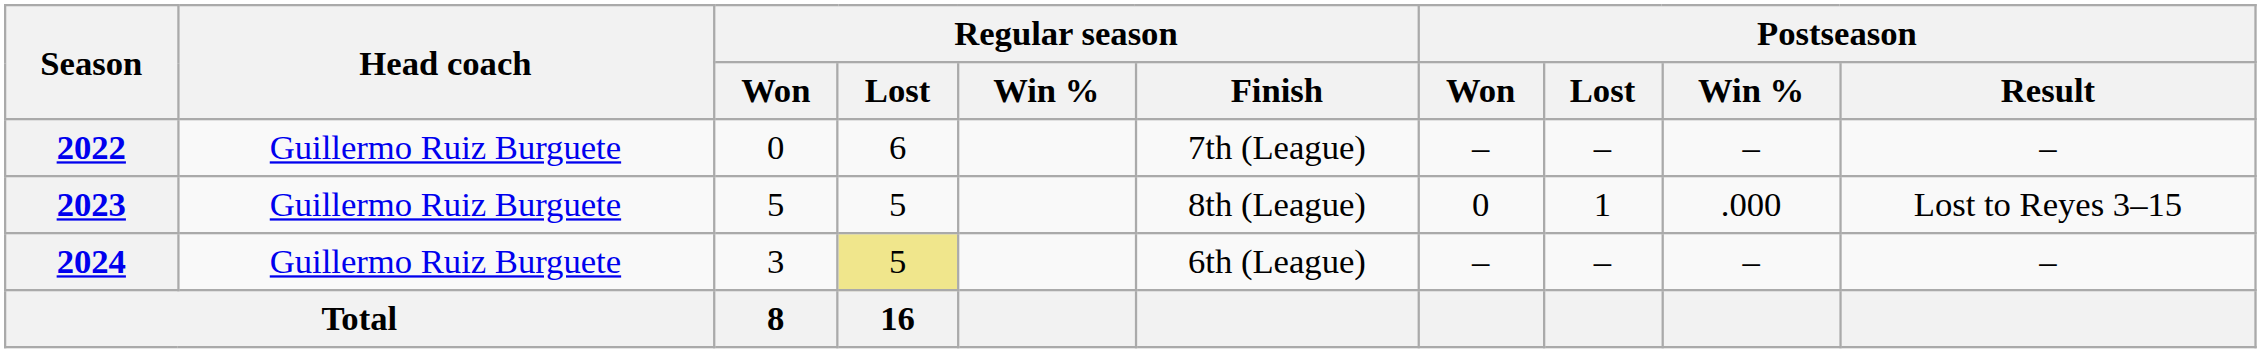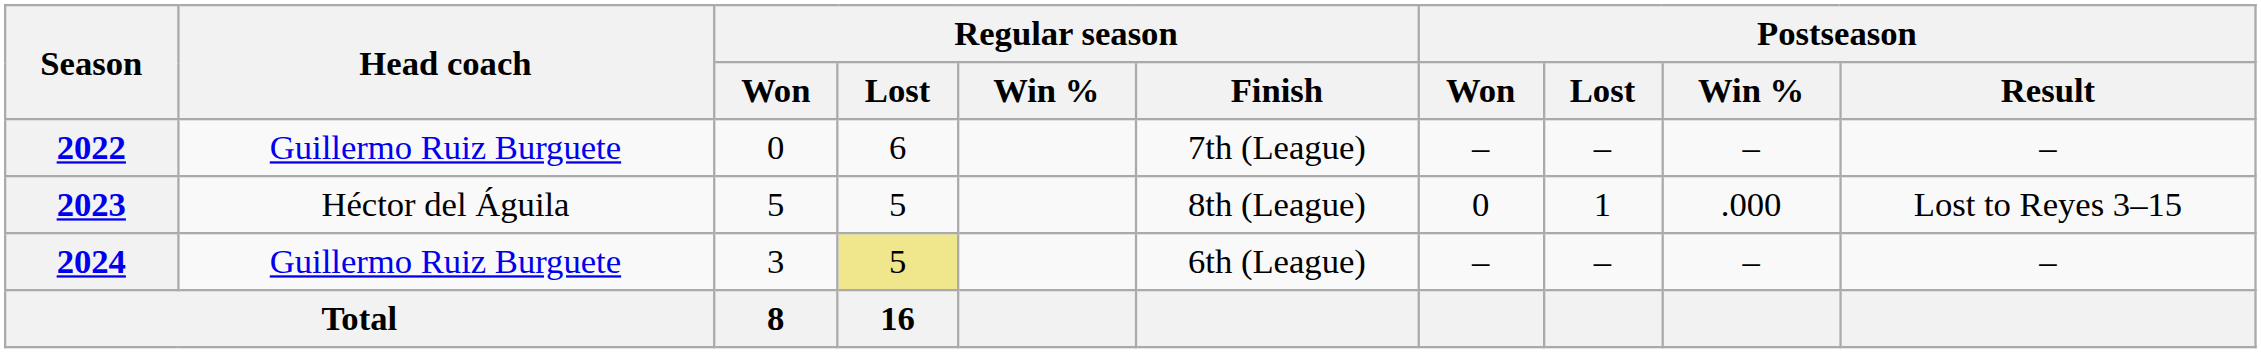(445, 204) Guillermo Ruiz Burguete -> (445, 204) Héctor del Águila
